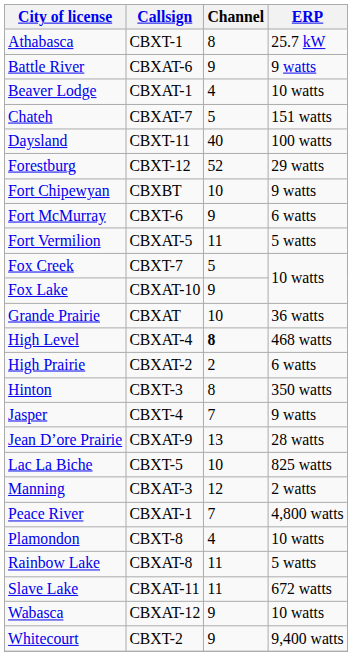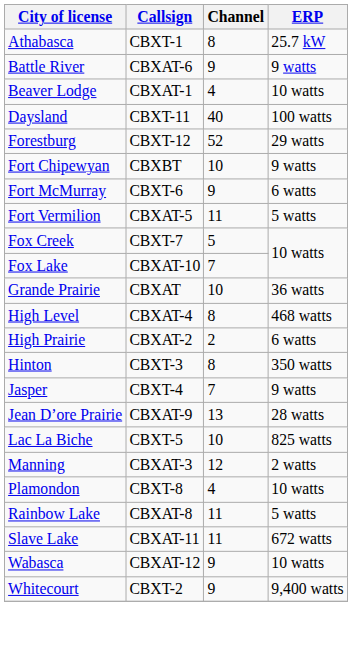- row: (30, 116)
(211, 290) 9 -> (211, 265) 7
(211, 340) bold -> (211, 315) normal
- row: (46, 514)
